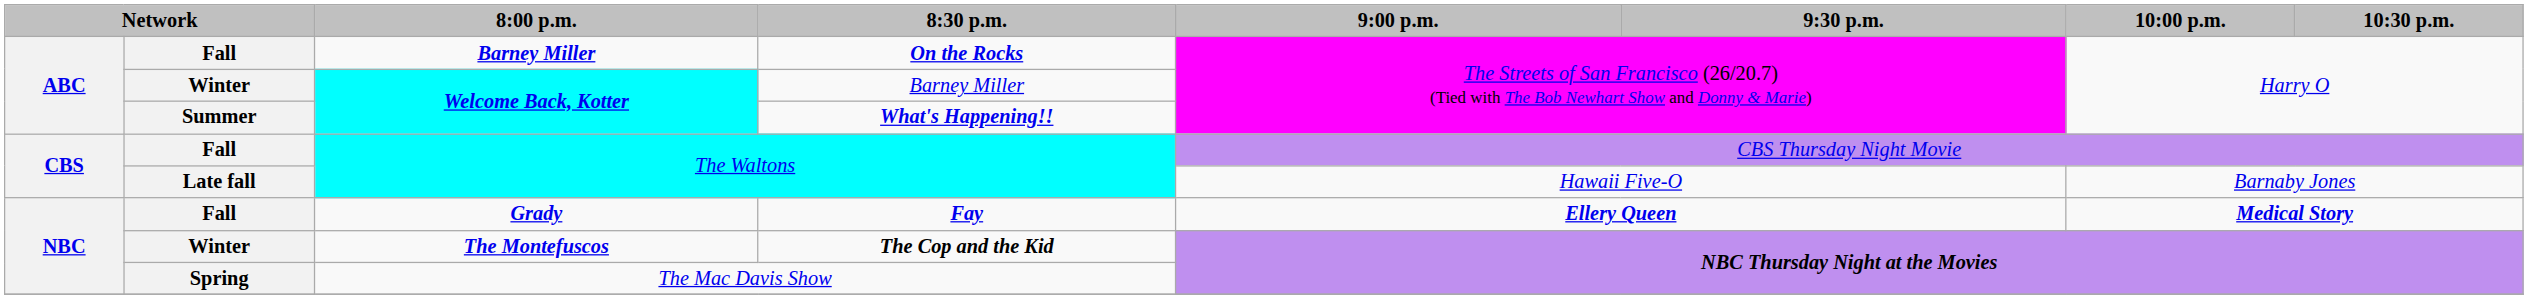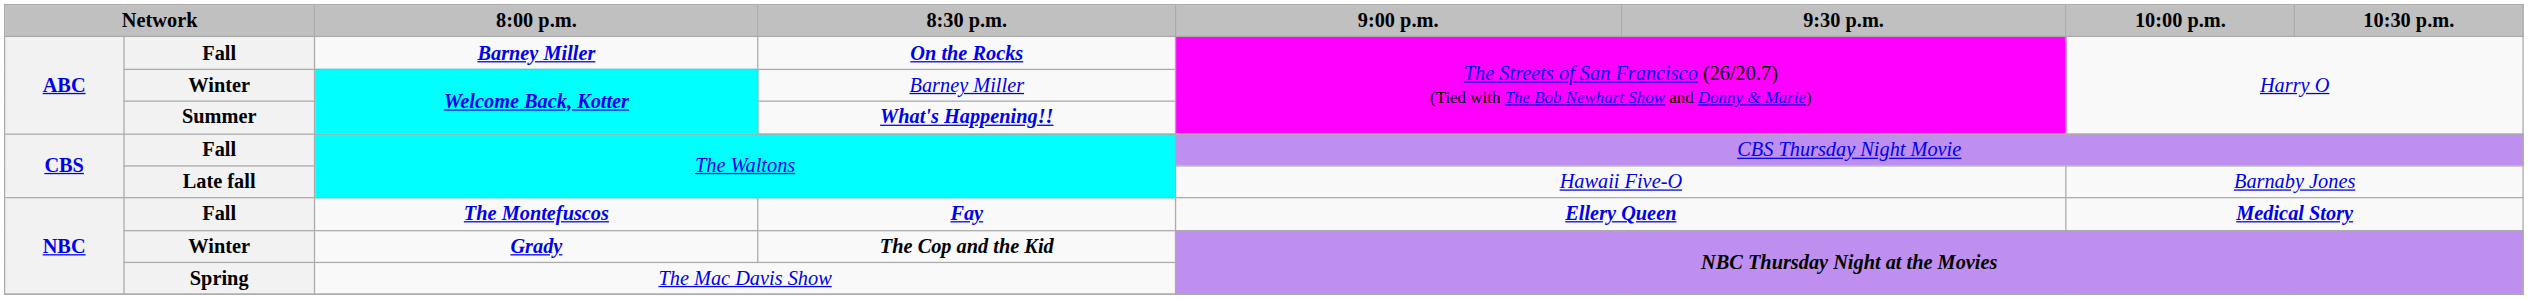(536, 213) Grady -> (536, 213) The Montefuscos
(536, 246) The Montefuscos -> (536, 246) Grady
